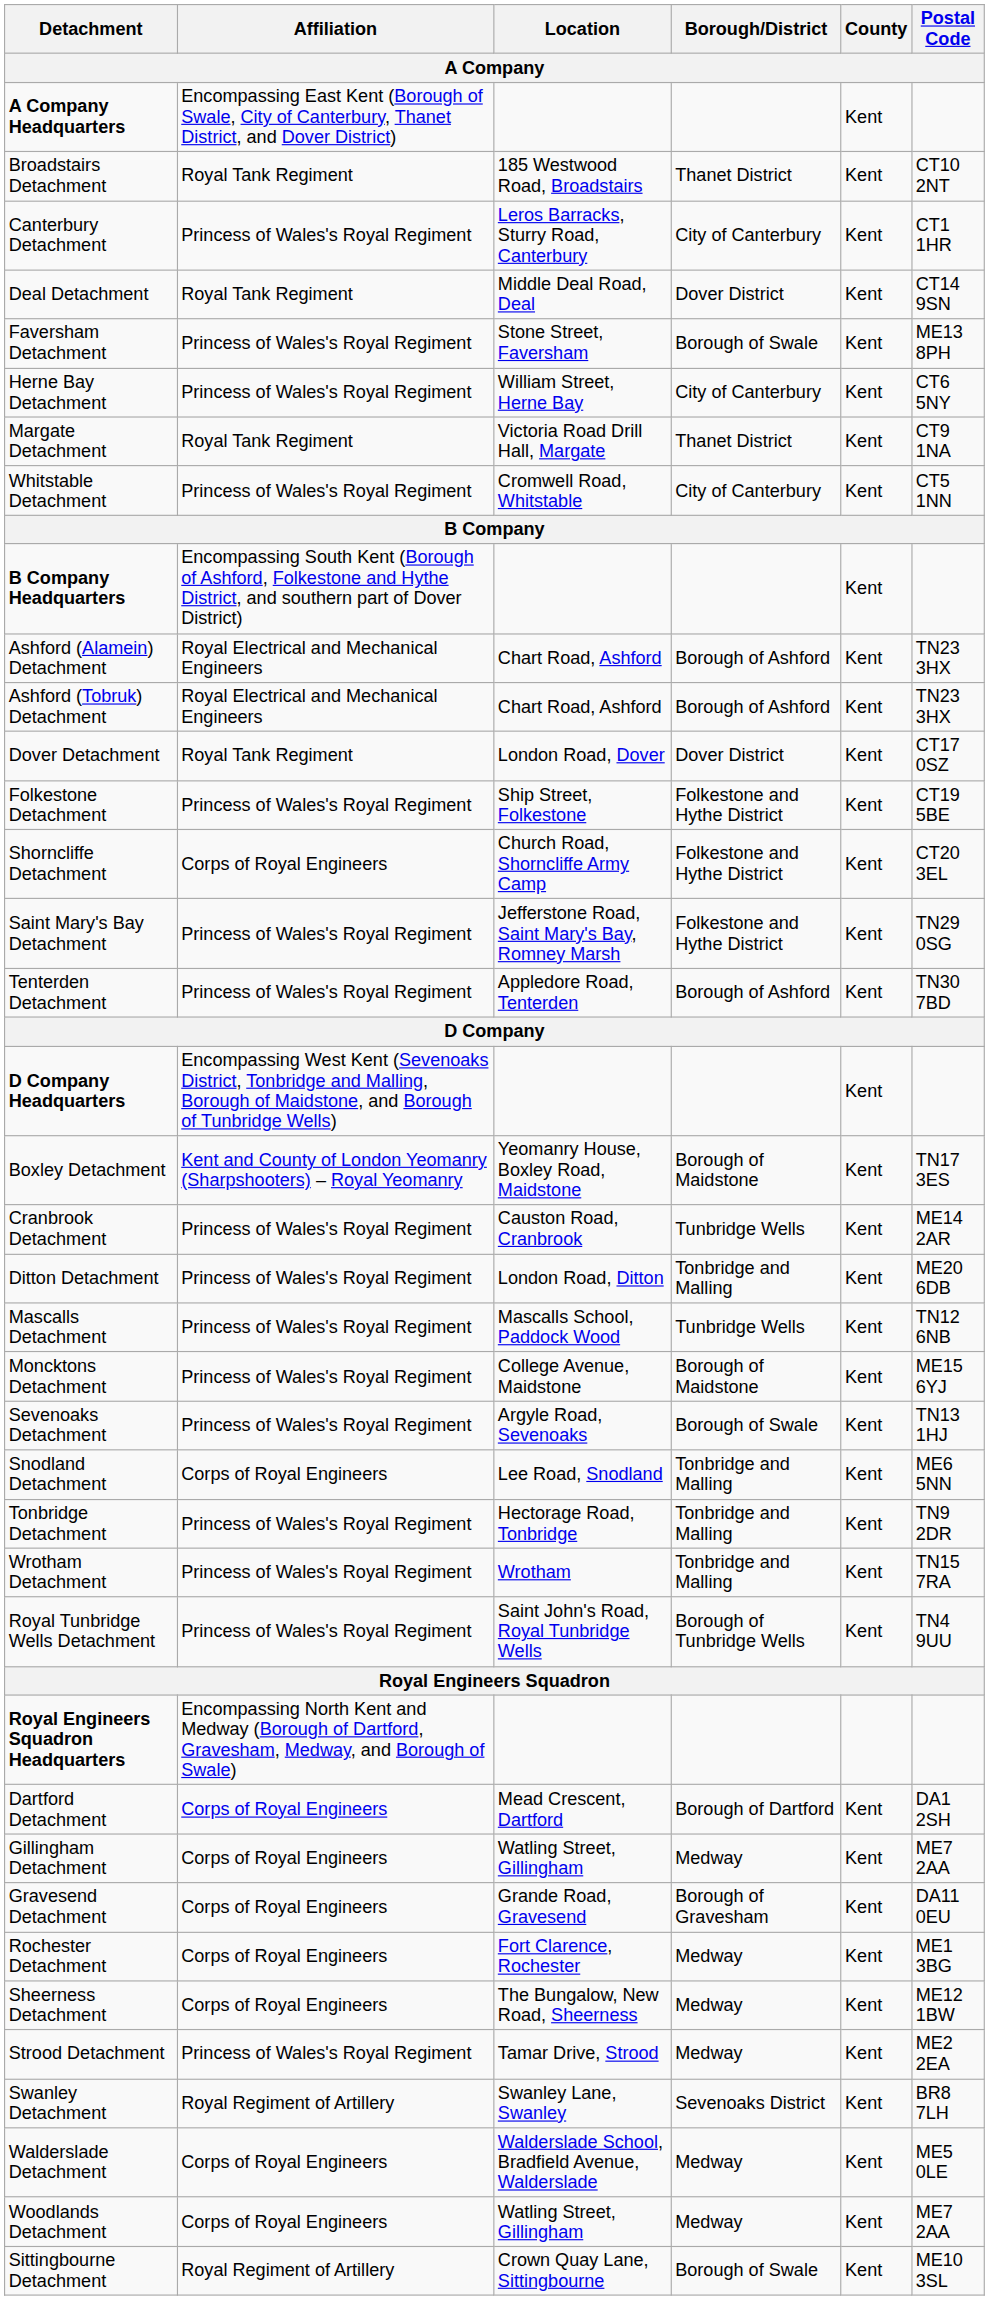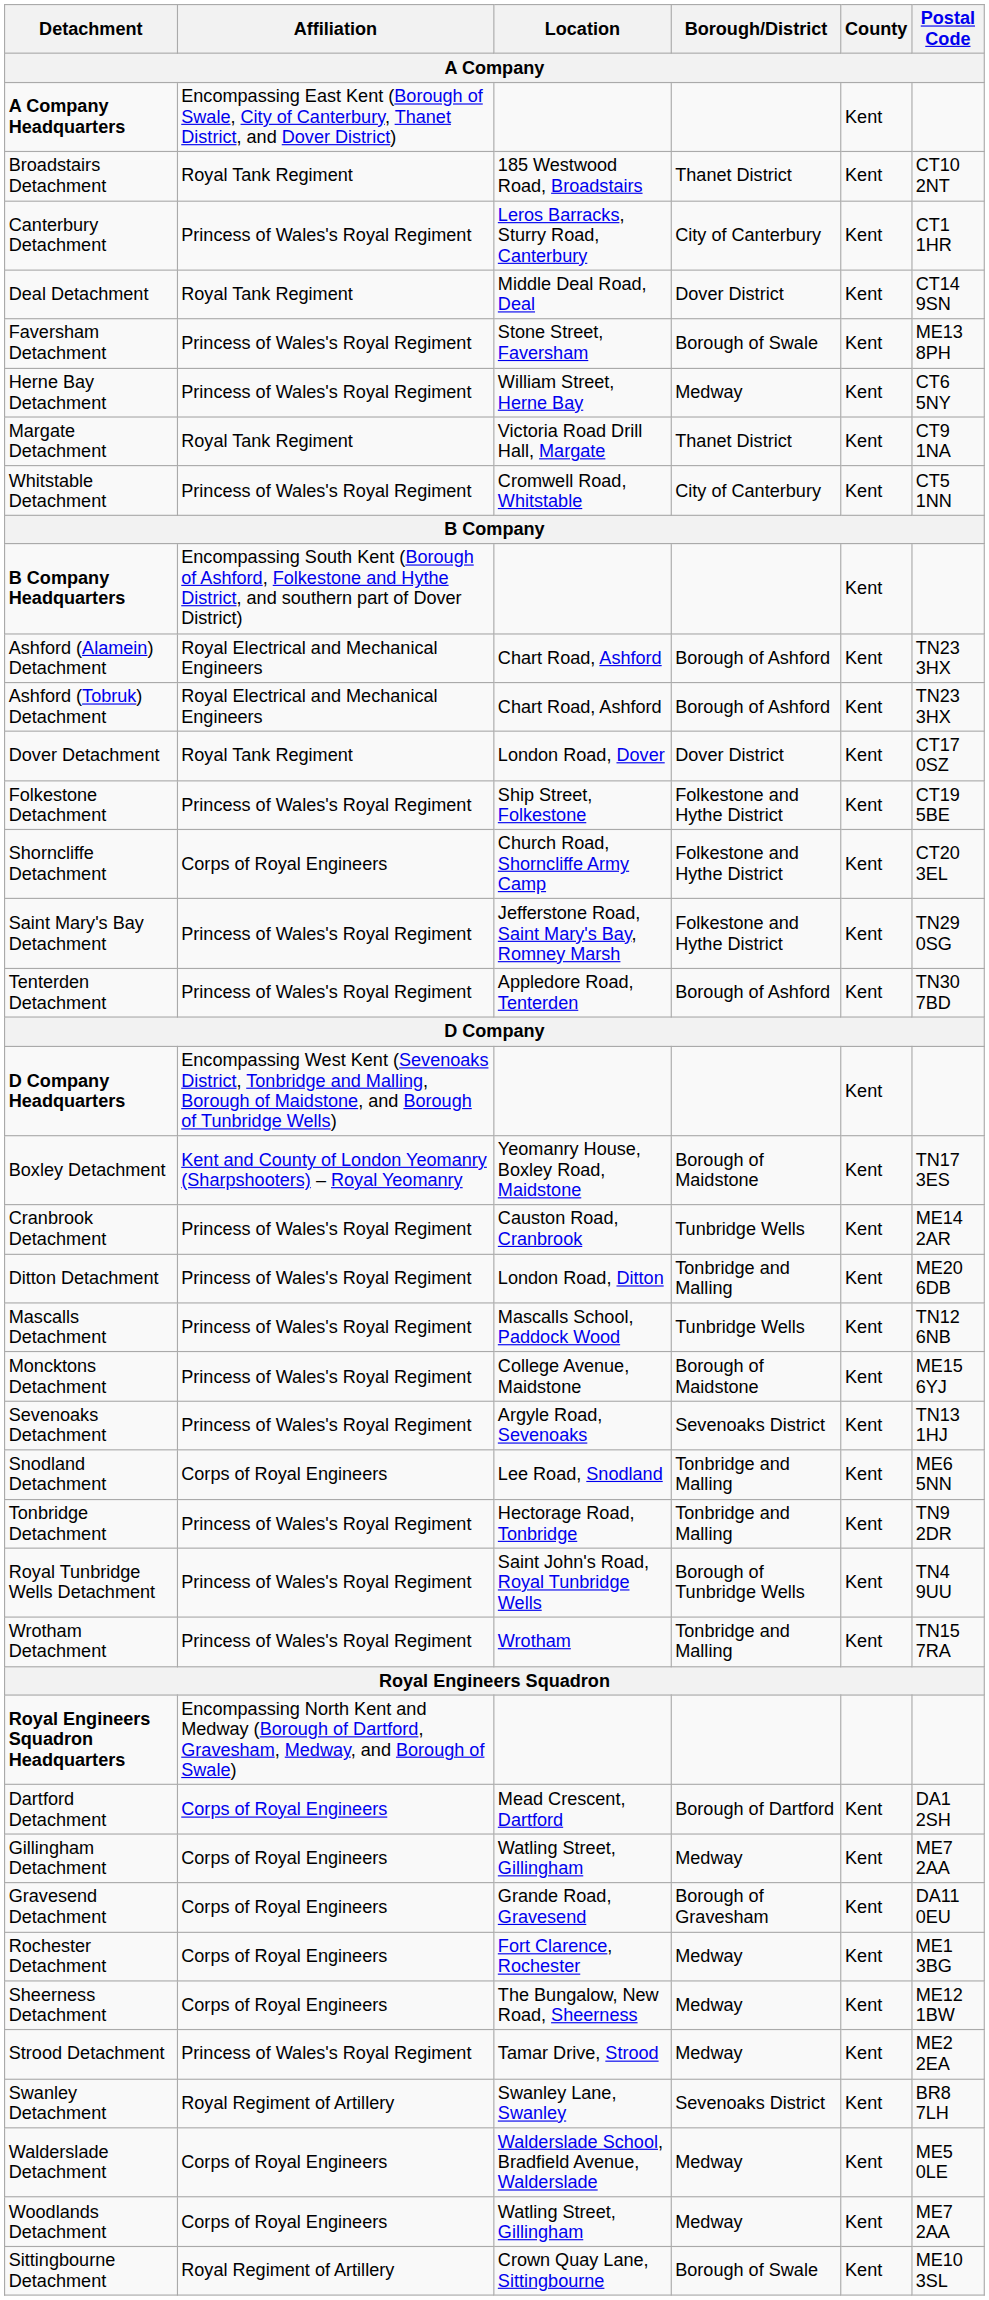(748, 392) City of Canterbury -> (709, 392) Medway
(747, 1425) Borough of Swale -> (750, 1425) Sevenoaks District
rows swapped: (82, 1631) <-> (57, 1572)
